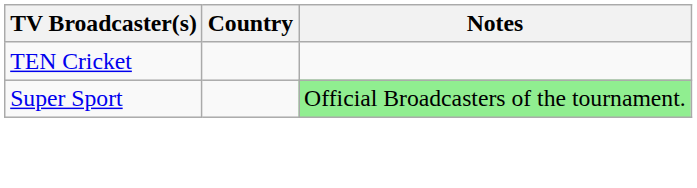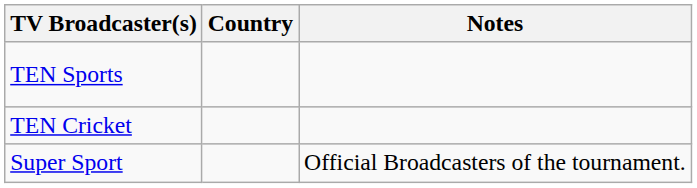+ row: (66, 74)
(495, 98) lightgreen background -> (495, 162) no background
